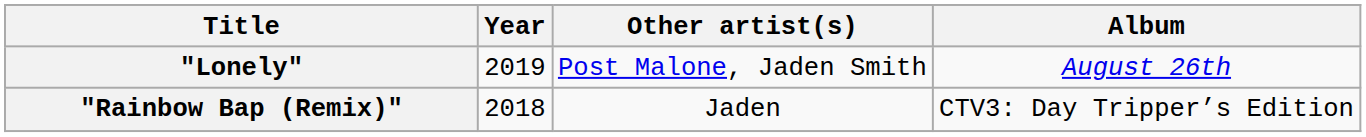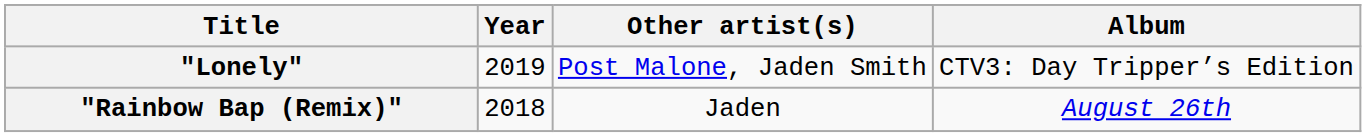(1146, 68) August 26th -> (1146, 68) CTV3: Day Tripper’s Edition
(1146, 109) CTV3: Day Tripper’s Edition -> (1146, 109) August 26th
